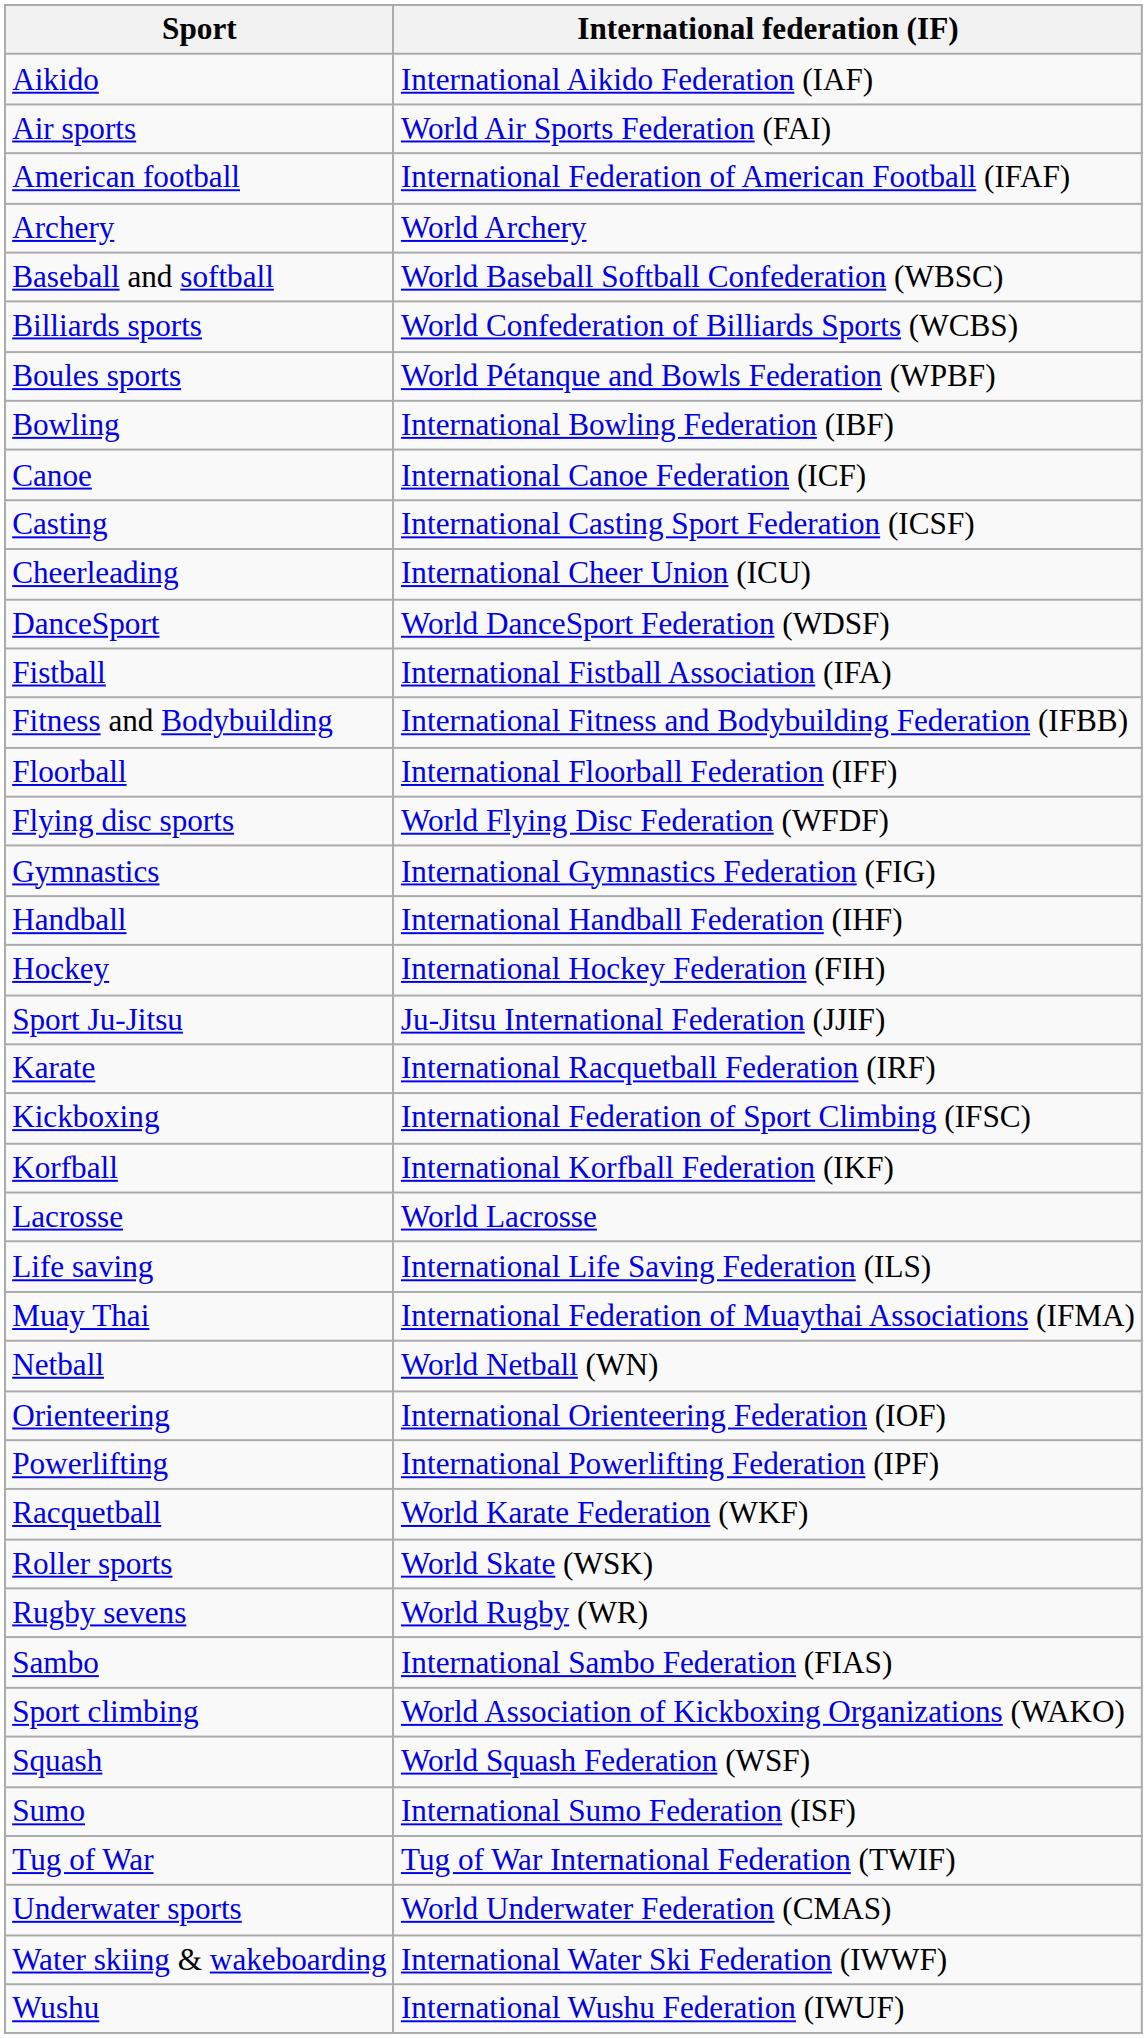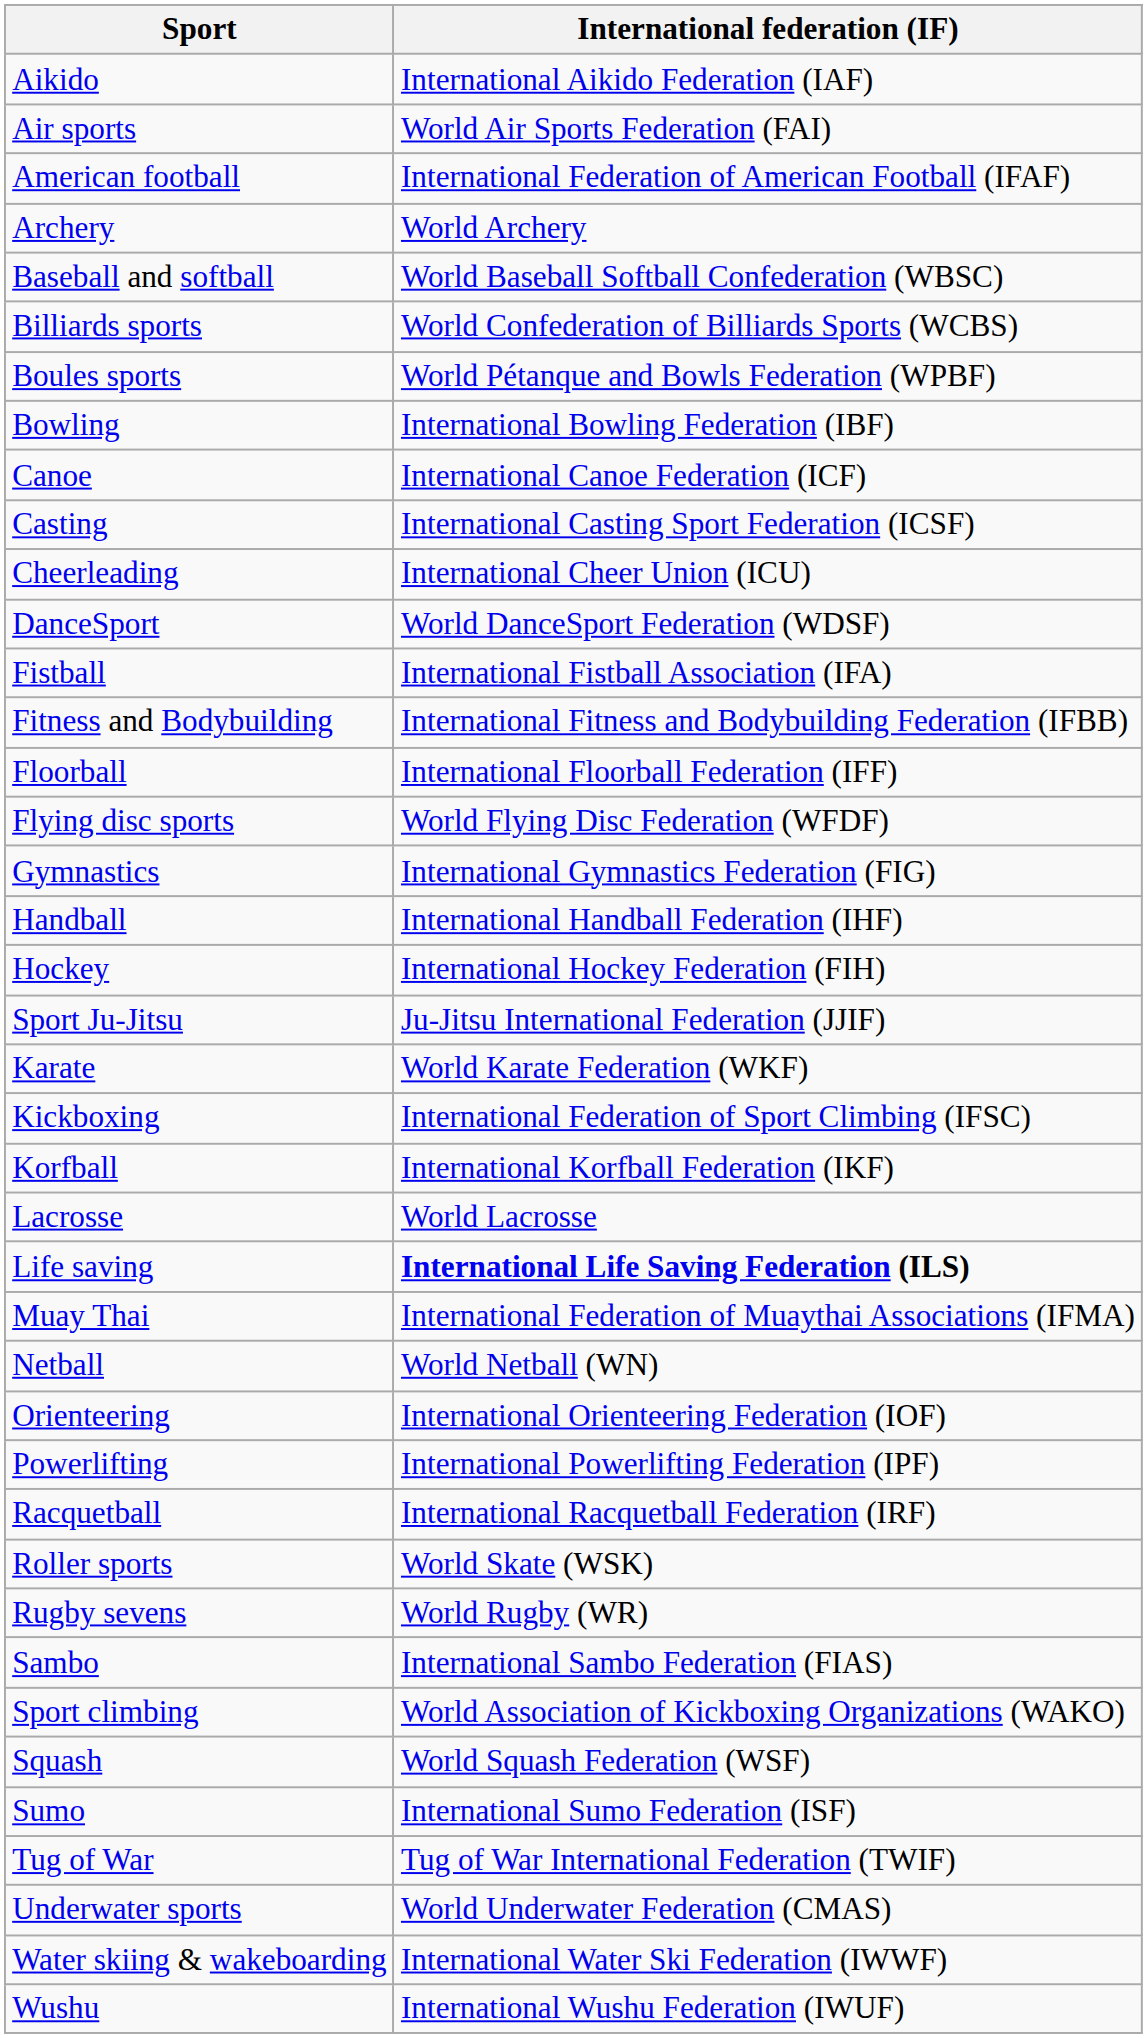(668, 1068) International Racquetball Federation (IRF) -> (605, 1068) World Karate Federation (WKF)
(666, 1266) normal -> (685, 1266) bold
(605, 1513) World Karate Federation (WKF) -> (668, 1513) International Racquetball Federation (IRF)
